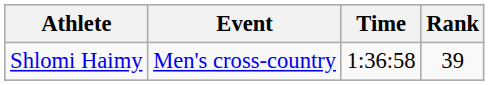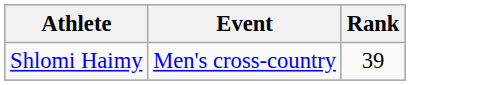- column: (381, 23)
